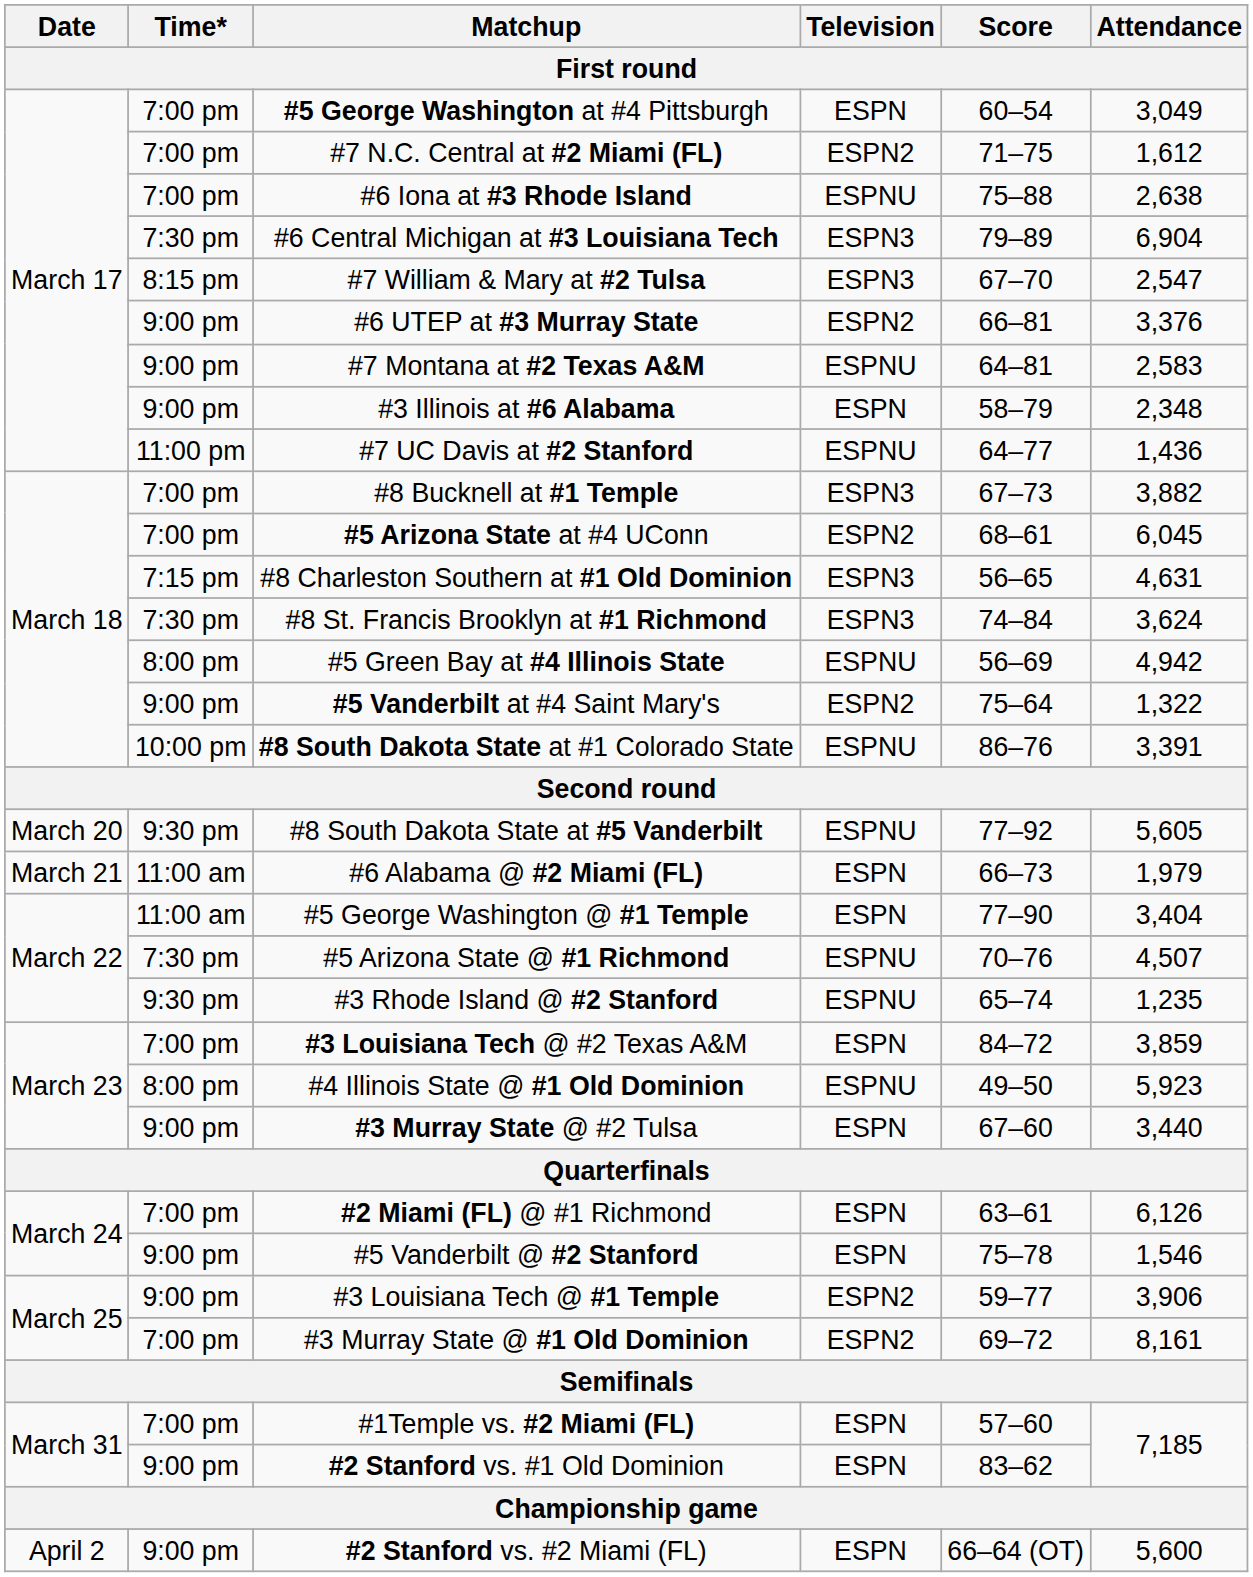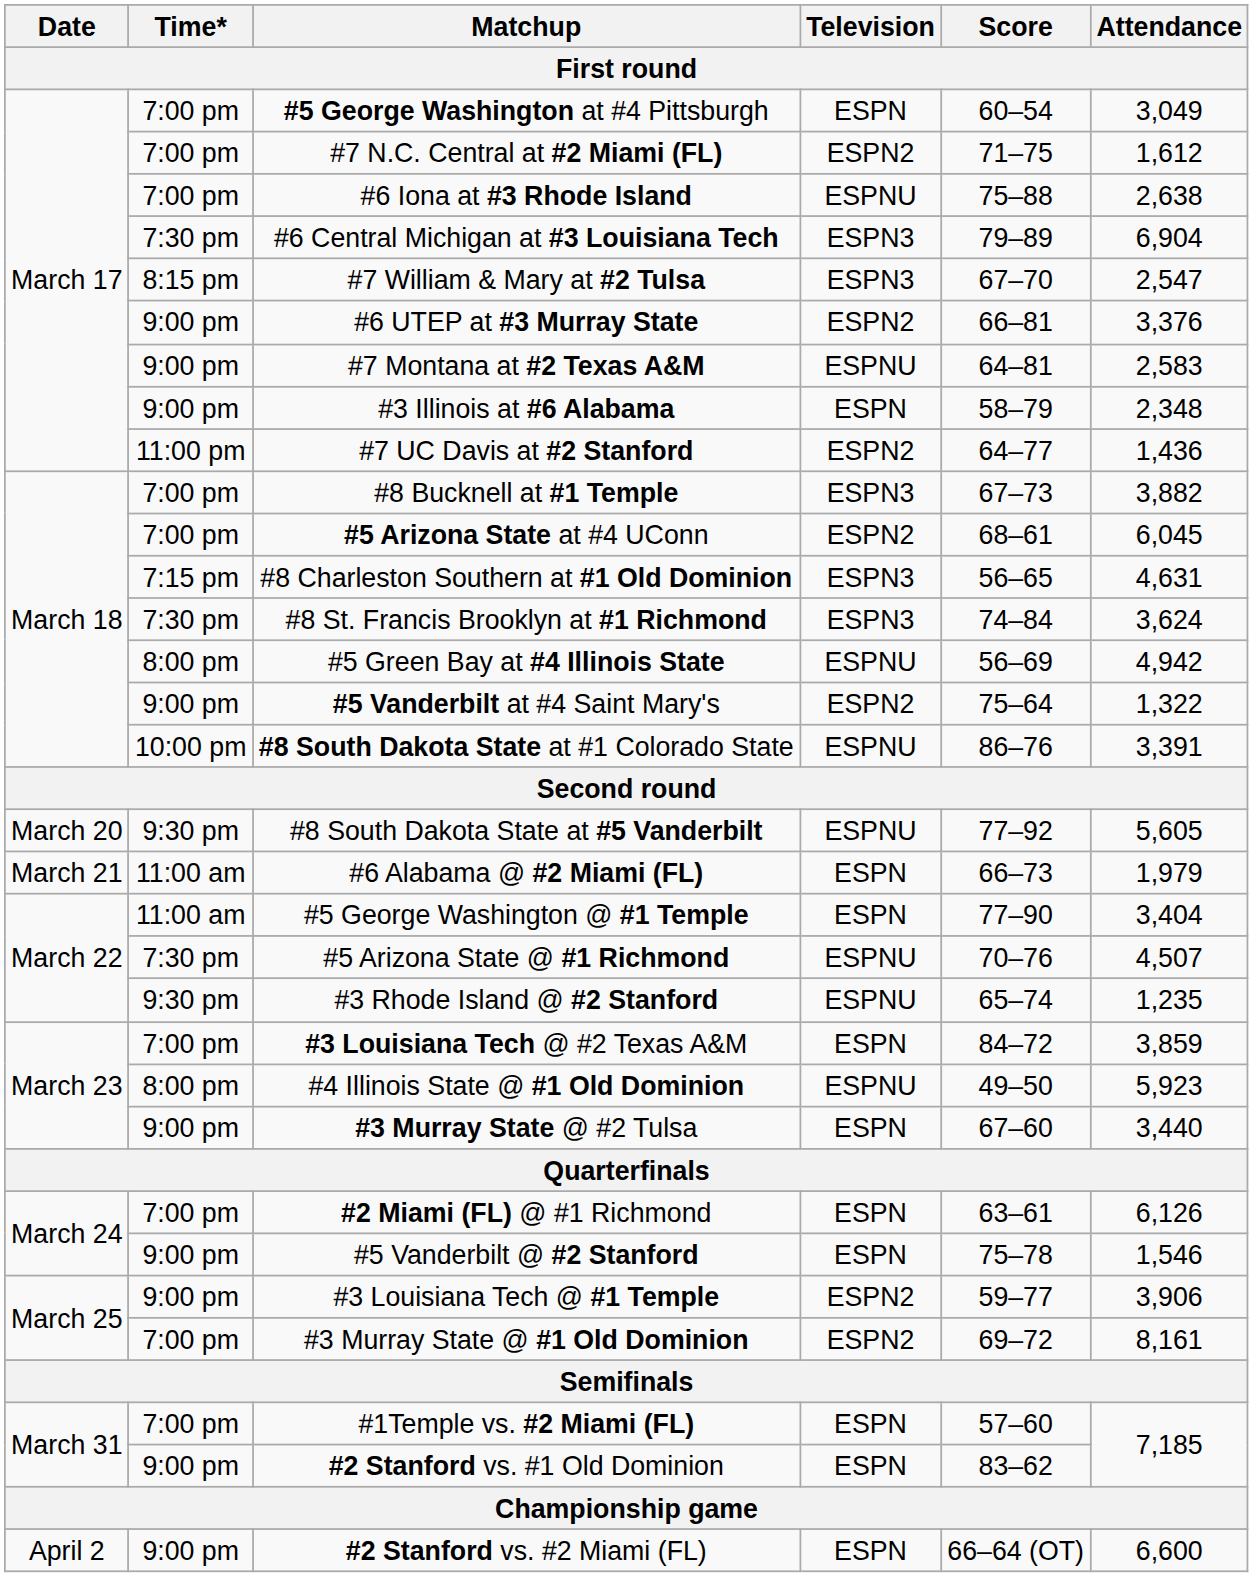(871, 450) ESPNU -> (871, 450) ESPN2
(1169, 1551) 5,600 -> (1169, 1551) 6,600
